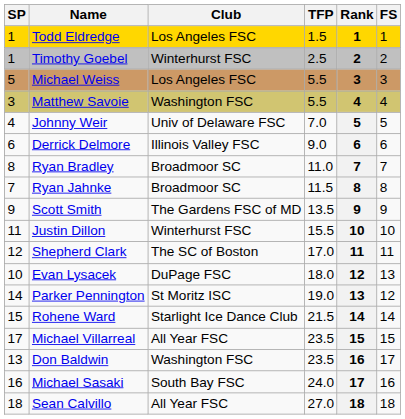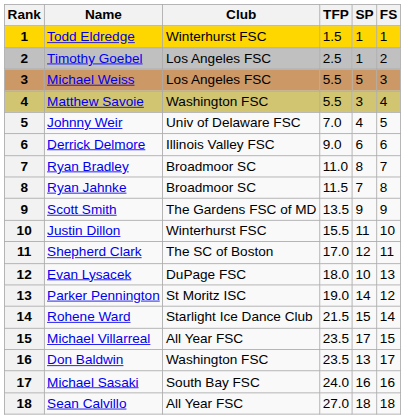columns swapped: (357, 15) <-> (17, 15)
(203, 36) Los Angeles FSC -> (216, 36) Winterhurst FSC
(201, 58) Winterhurst FSC -> (219, 58) Los Angeles FSC
